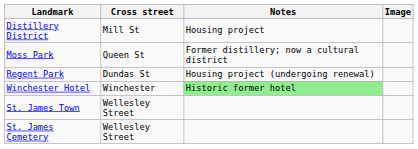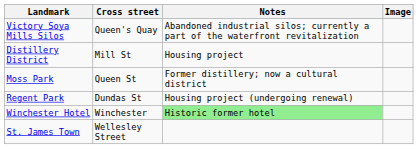+ row: (38, 31)
- row: (30, 132)
